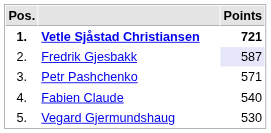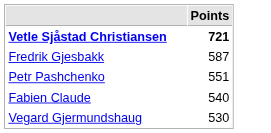- column: (22, 15)
(252, 57) lavender background -> (219, 57) no background
(252, 77) 571 -> (219, 77) 551
